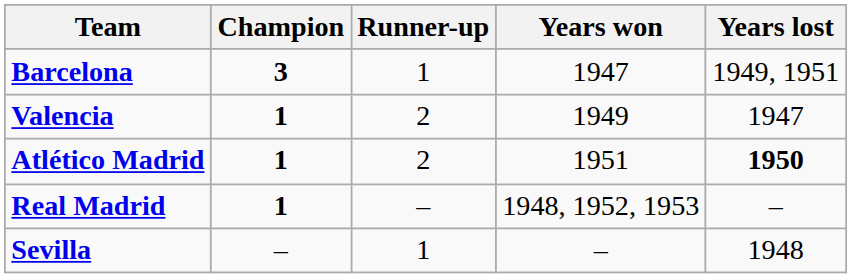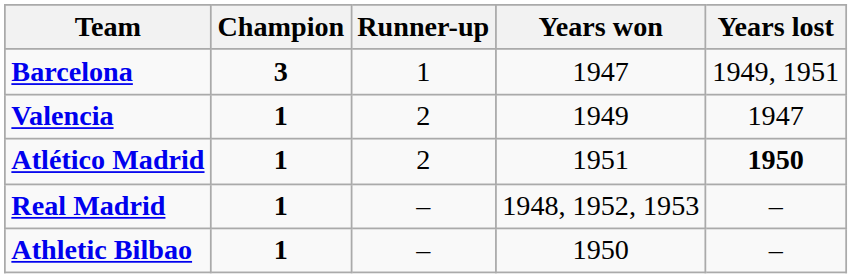+ row: (102, 250)
- row: (51, 250)
